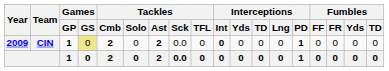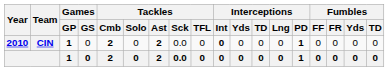(17, 43) 2009 -> (17, 43) 2010
(88, 43) khaki background -> (88, 43) no background
